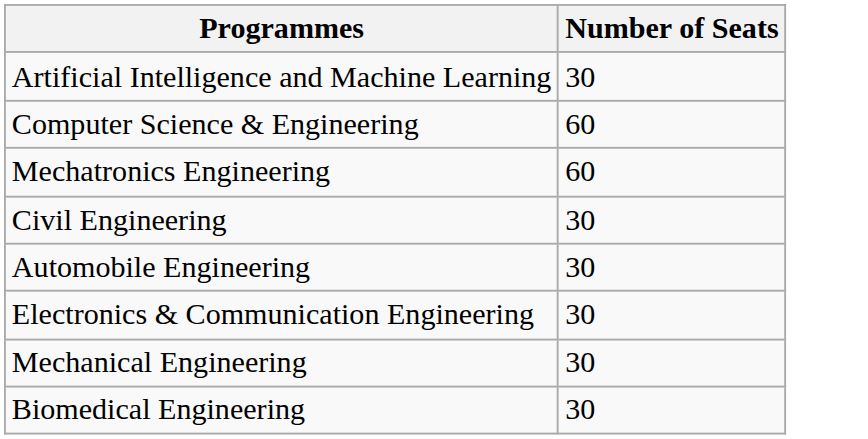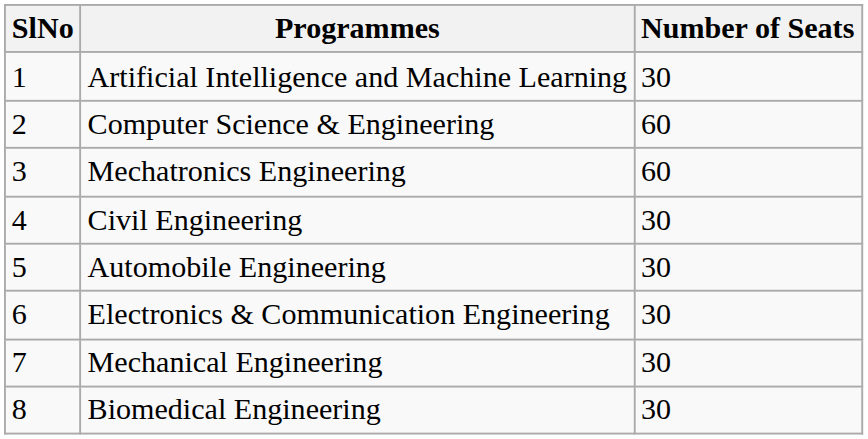+ column: (43, 28)
